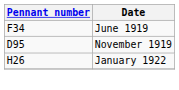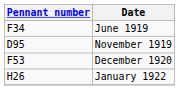+ row: (133, 61)
